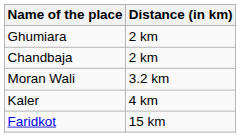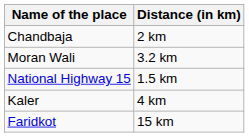- row: (37, 36)
+ row: (69, 79)
